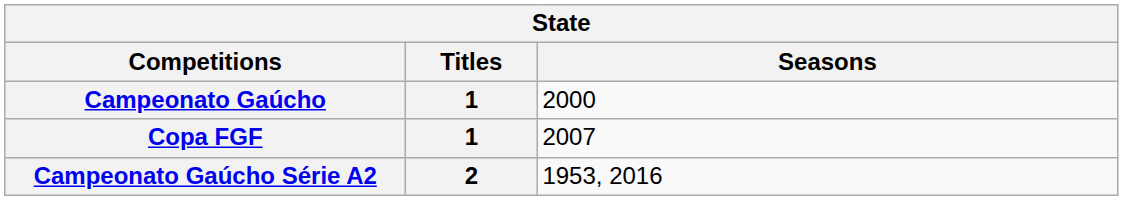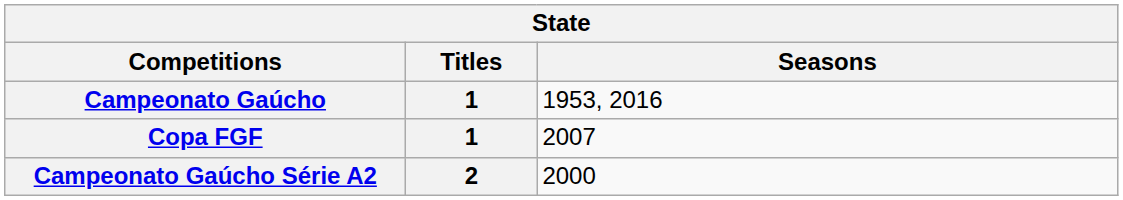(569, 99) 2000 -> (602, 99) 1953, 2016
(602, 175) 1953, 2016 -> (569, 175) 2000
